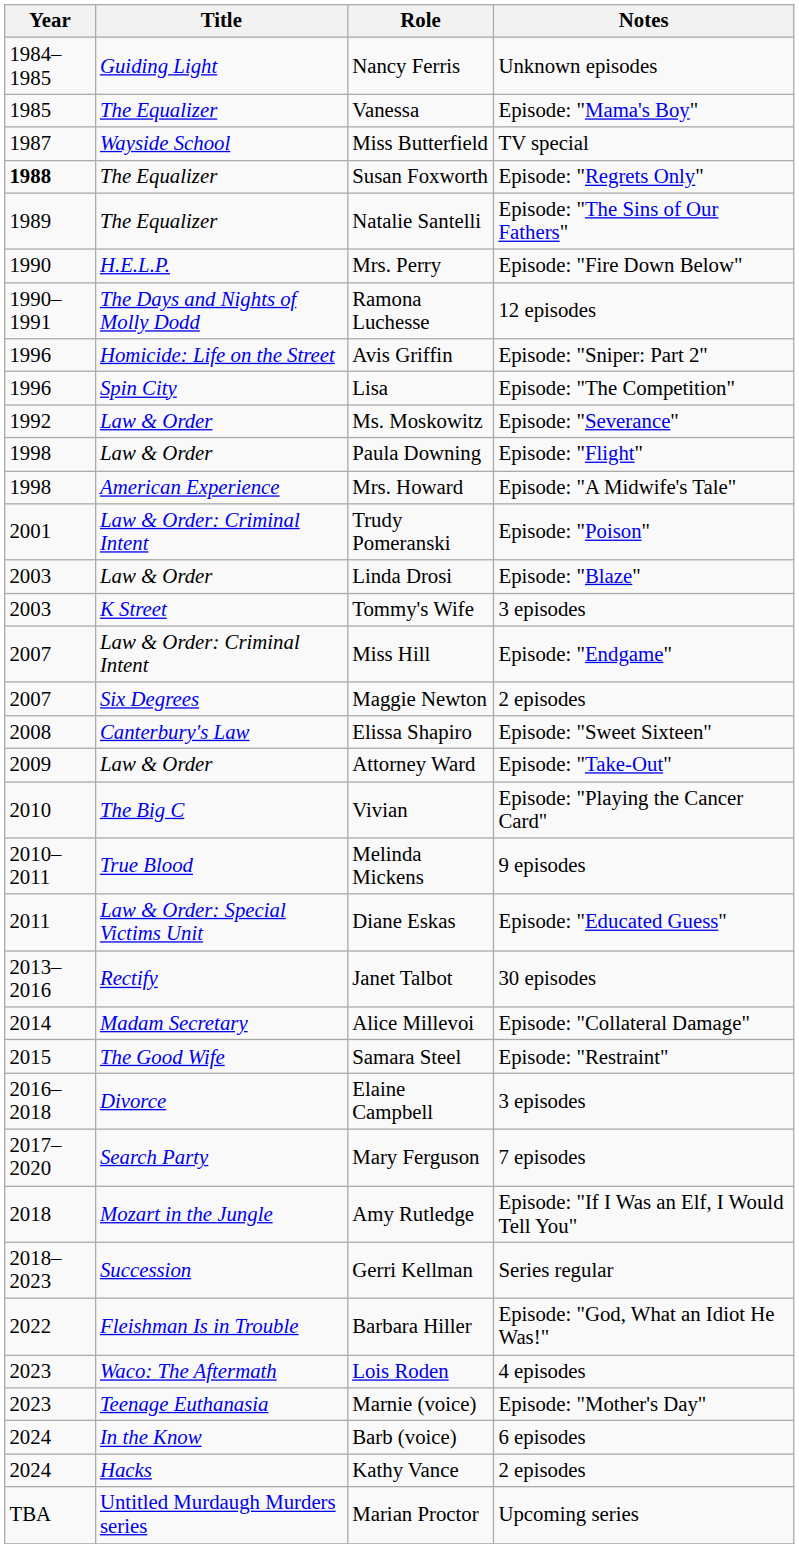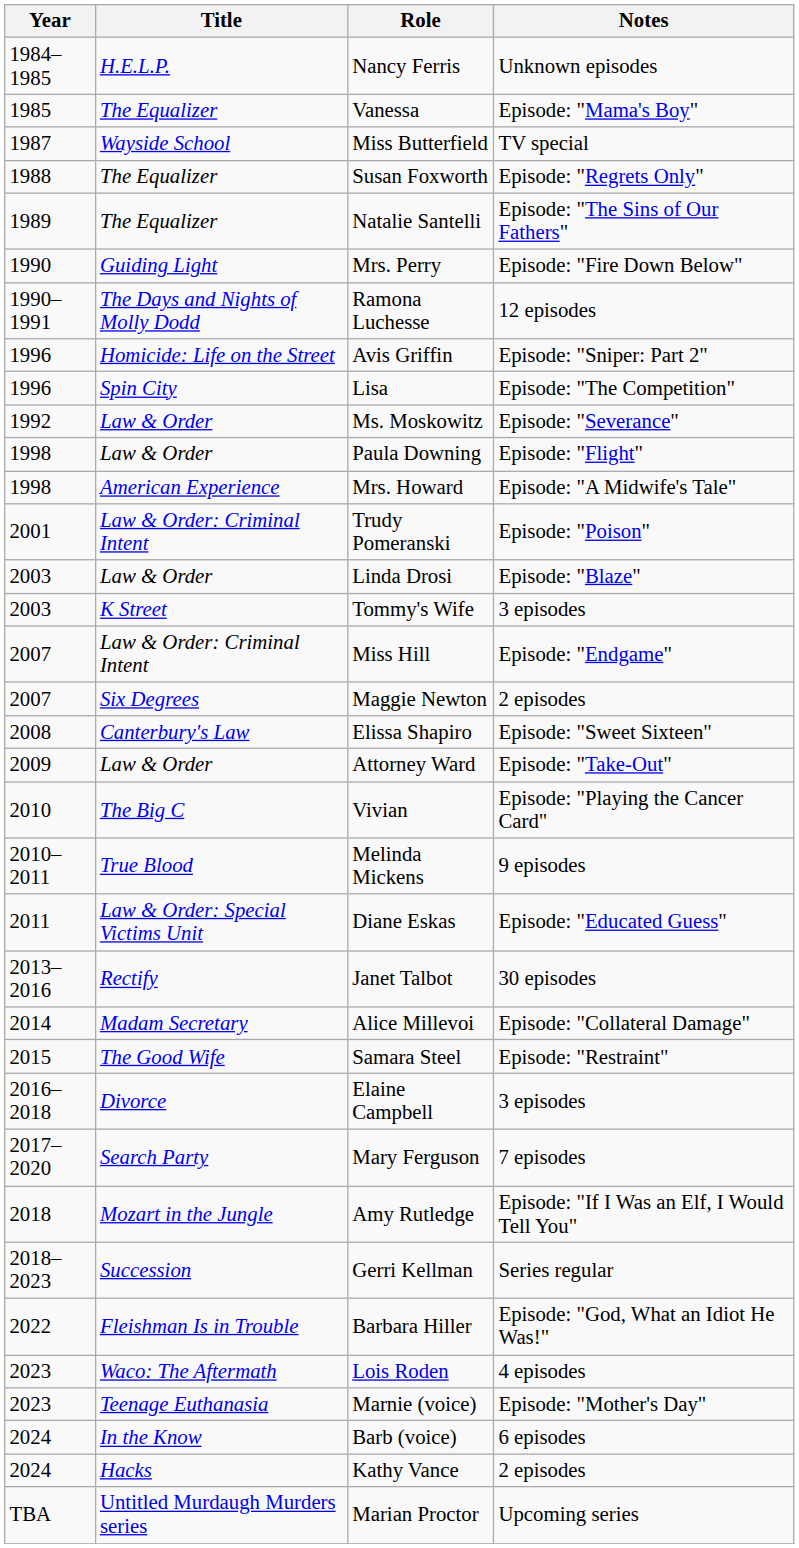(159, 65) Guiding Light -> (135, 65) H.E.L.P.
(30, 176) bold -> (30, 176) normal
(135, 265) H.E.L.P. -> (159, 265) Guiding Light
